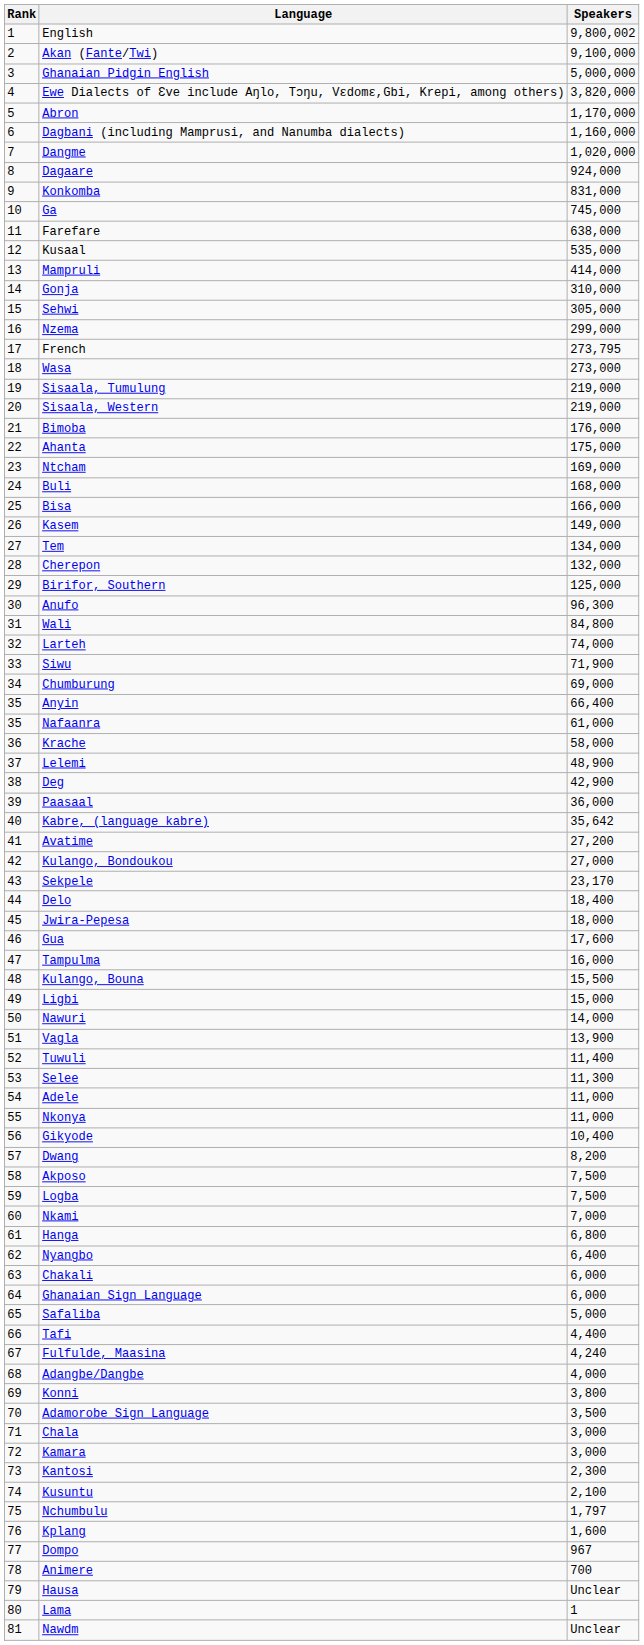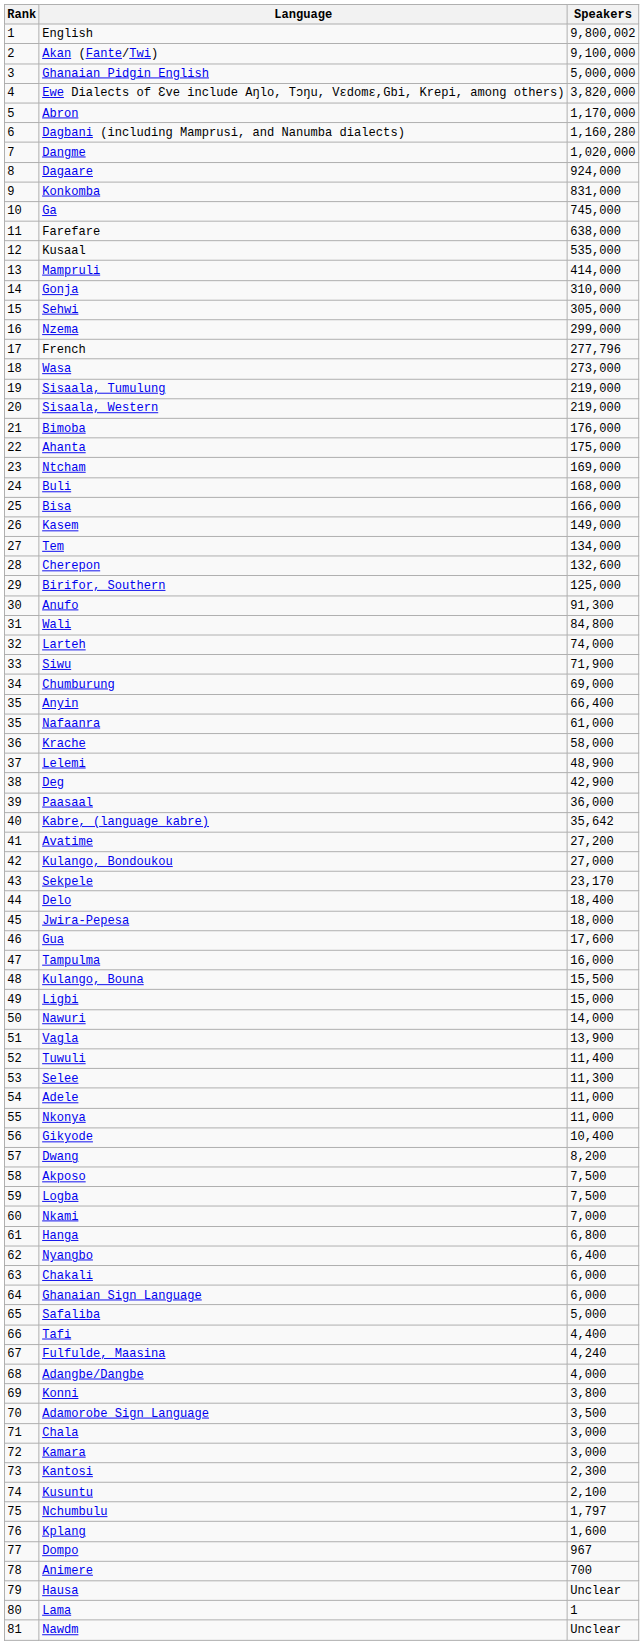(603, 133) 1,160,000 -> (603, 133) 1,160,280
(596, 349) 273,795 -> (596, 349) 277,796
(596, 566) 132,000 -> (596, 566) 132,600
(592, 605) 96,300 -> (592, 605) 91,300
